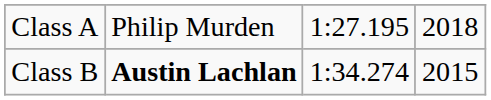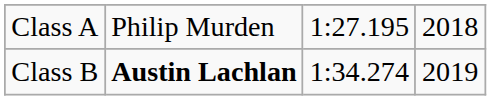(450, 71) 2015 -> (450, 71) 2019
